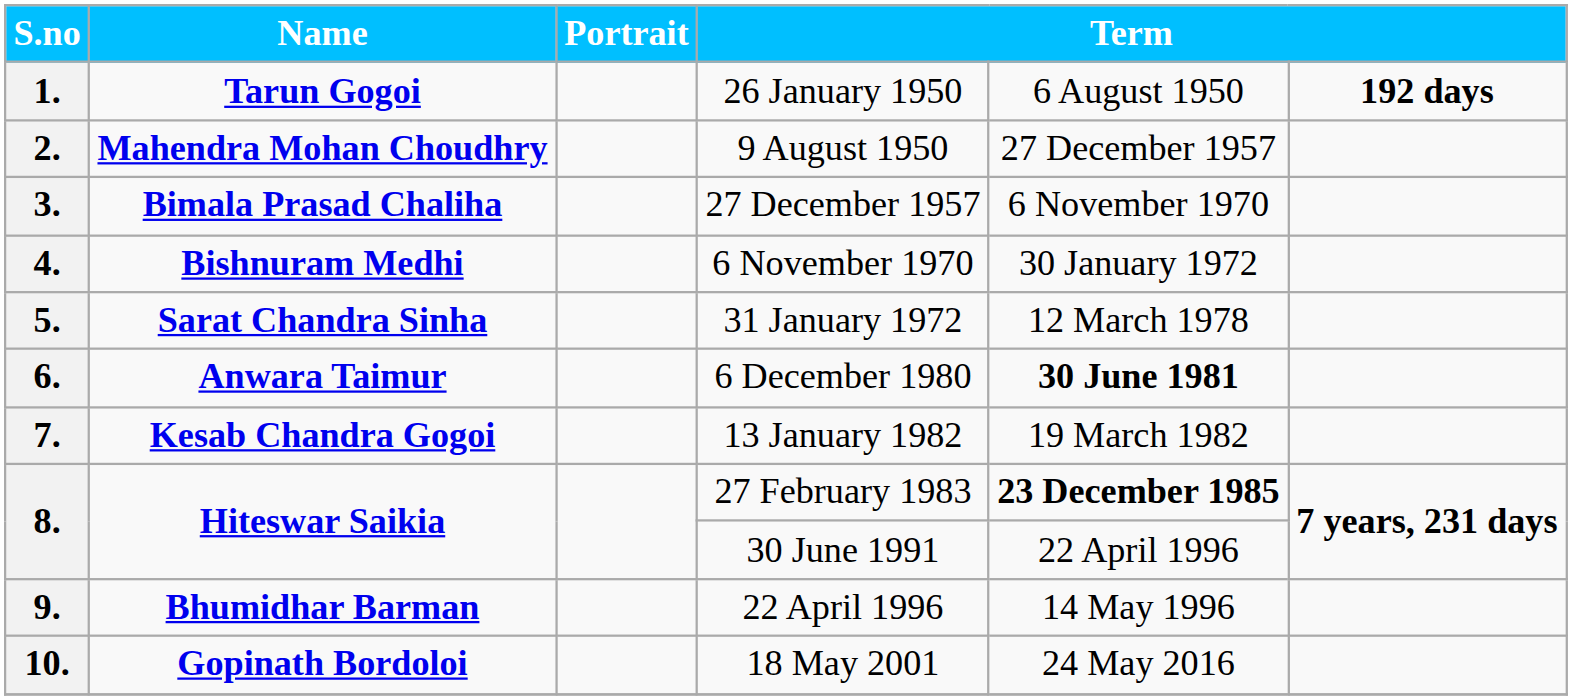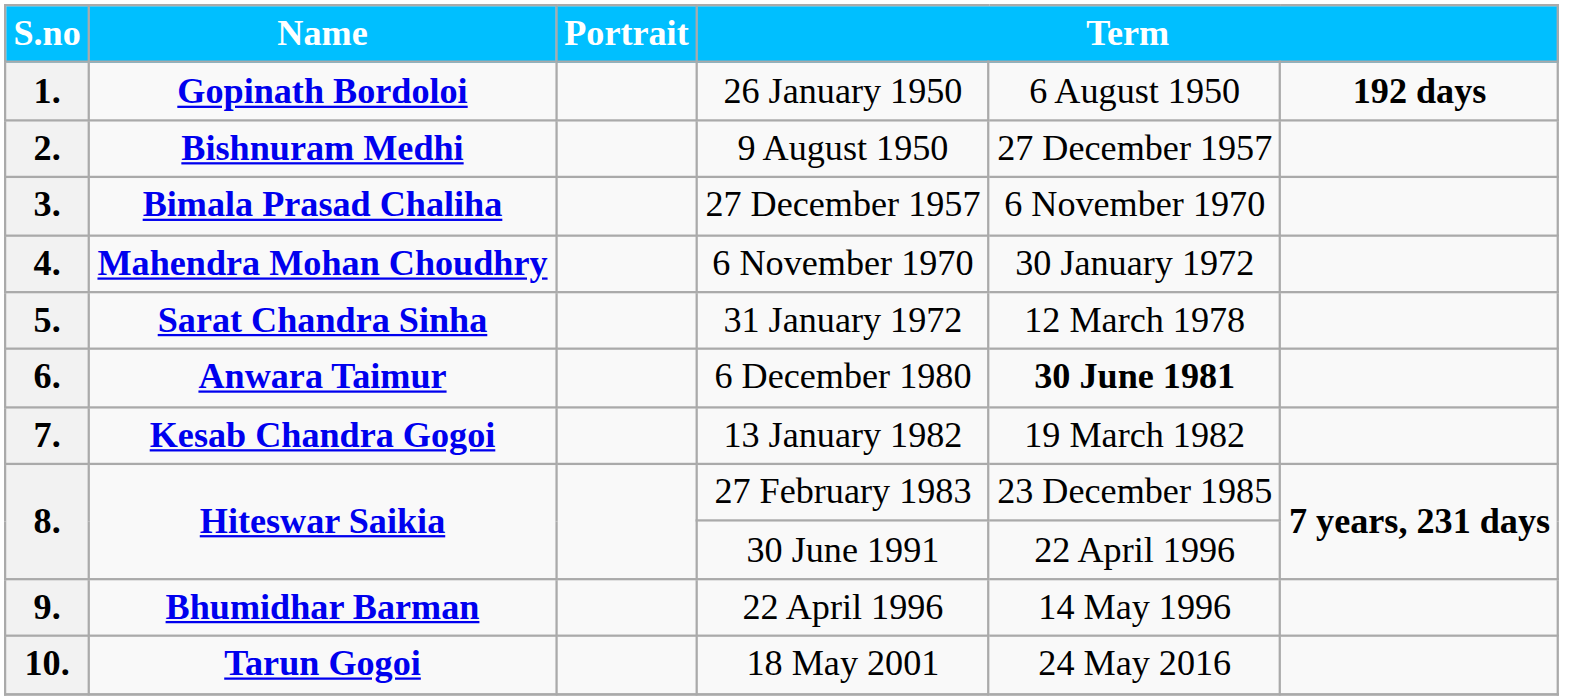(323, 90) Tarun Gogoi -> (323, 90) Gopinath Bordoloi
(323, 147) Mahendra Mohan Choudhry -> (323, 147) Bishnuram Medhi
(323, 262) Bishnuram Medhi -> (323, 262) Mahendra Mohan Choudhry
(1138, 491) bold -> (1135, 491) normal
(323, 663) Gopinath Bordoloi -> (323, 663) Tarun Gogoi
